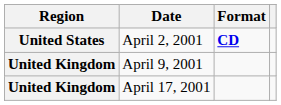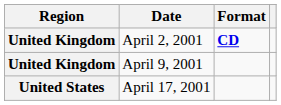(62, 40) United States -> (62, 40) United Kingdom
(62, 87) United Kingdom -> (62, 87) United States
